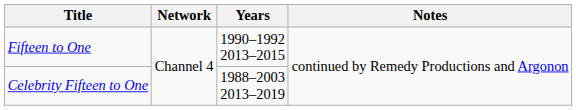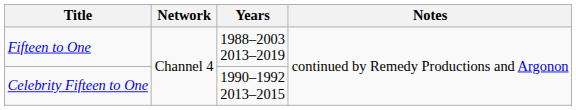(253, 46) 1990–1992 2013–2015 -> (253, 46) 1988–2003 2013–2019
(253, 85) 1988–2003 2013–2019 -> (253, 85) 1990–1992 2013–2015
